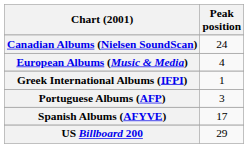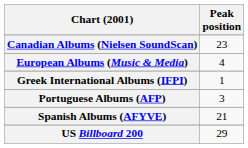(222, 44) 24 -> (222, 44) 23
(222, 116) 17 -> (222, 116) 21
